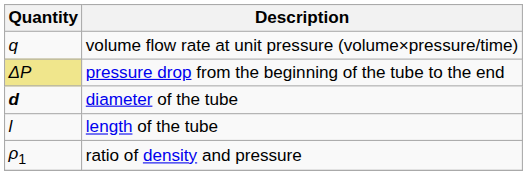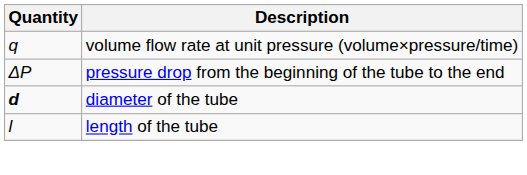(20, 72) khaki background -> (20, 72) no background
- row: (194, 155)
